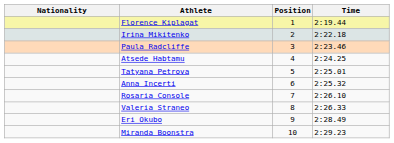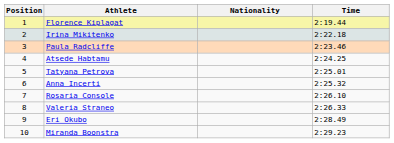columns swapped: (293, 11) <-> (62, 11)
